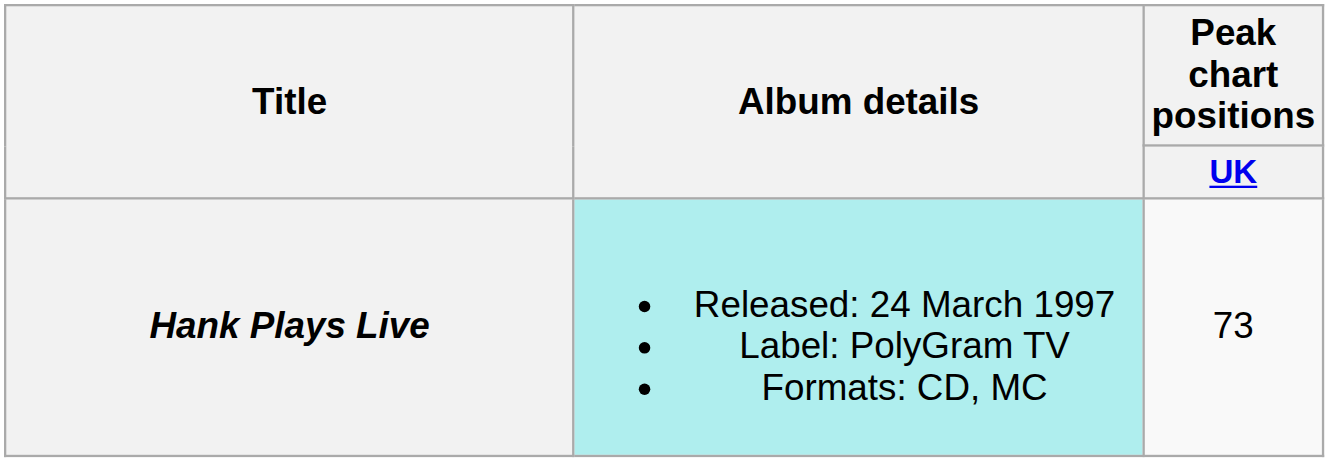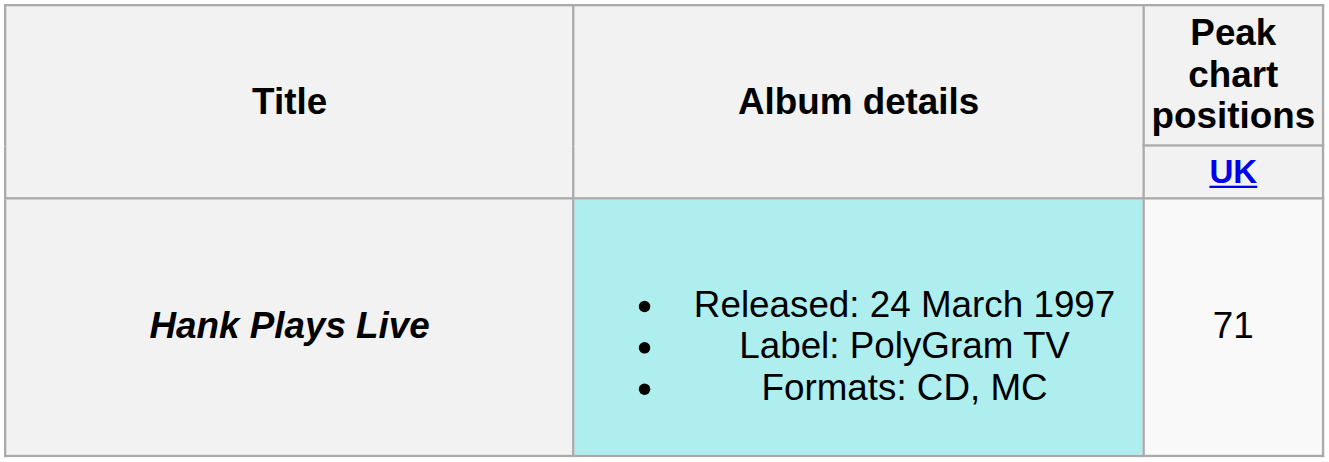(1233, 326) 73 -> (1233, 326) 71
